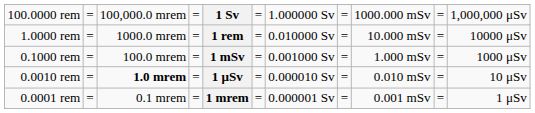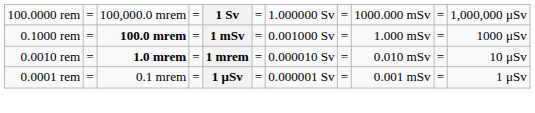- row: (50, 35)
(154, 56) normal -> (153, 35) bold
(227, 77) 1 μSv -> (227, 56) 1 mrem
(227, 98) 1 mrem -> (227, 77) 1 μSv
